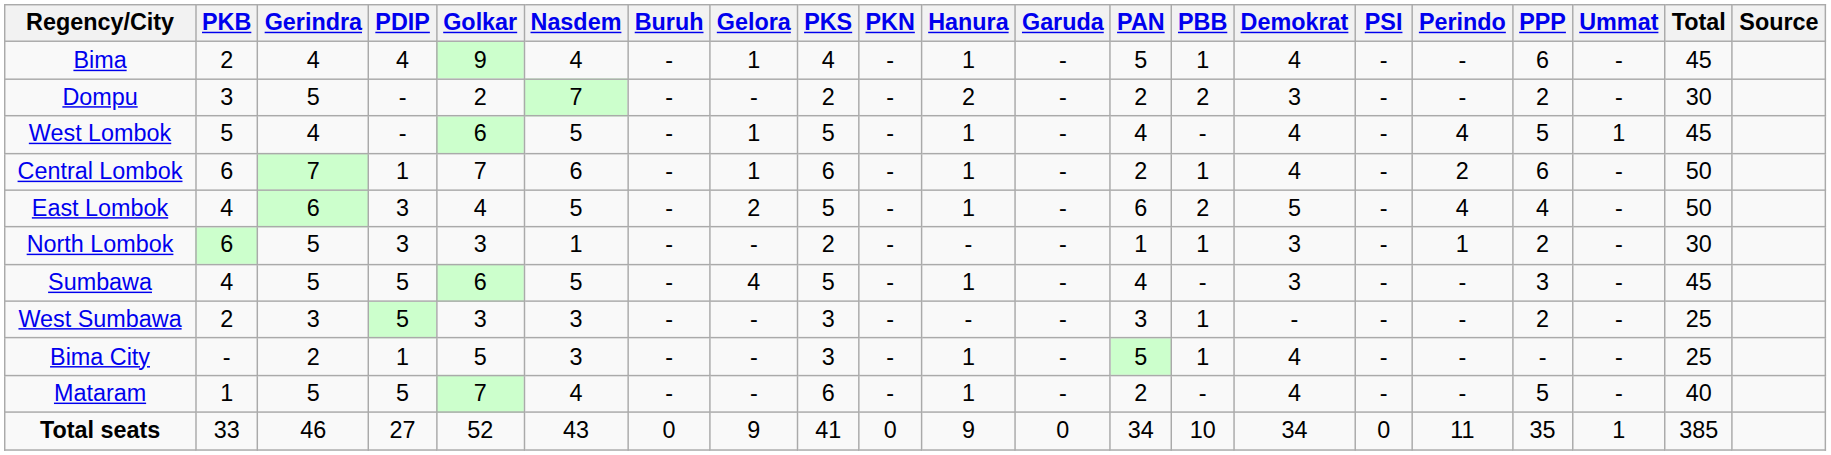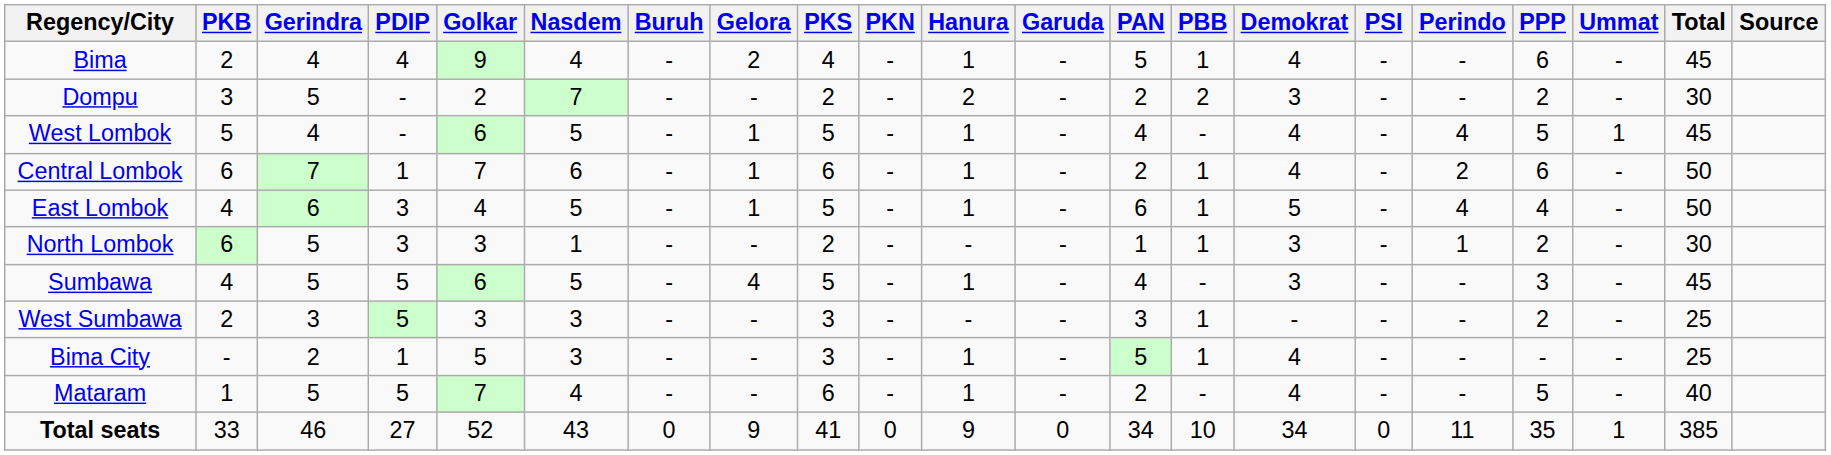(754, 60) 1 -> (754, 60) 2
(754, 208) 2 -> (754, 208) 1
(1203, 208) 2 -> (1203, 208) 1
